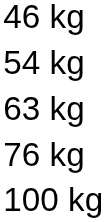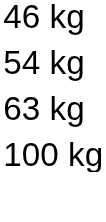- row: (44, 154)
